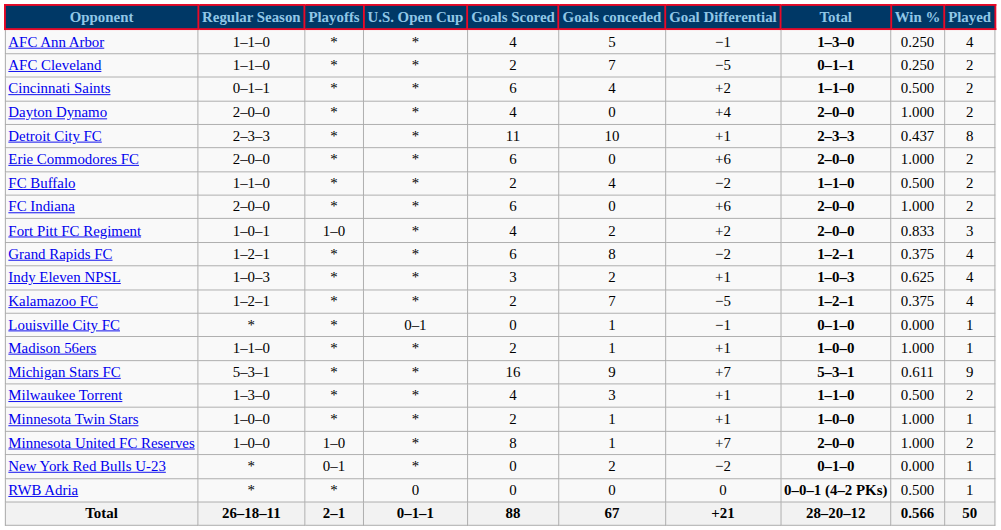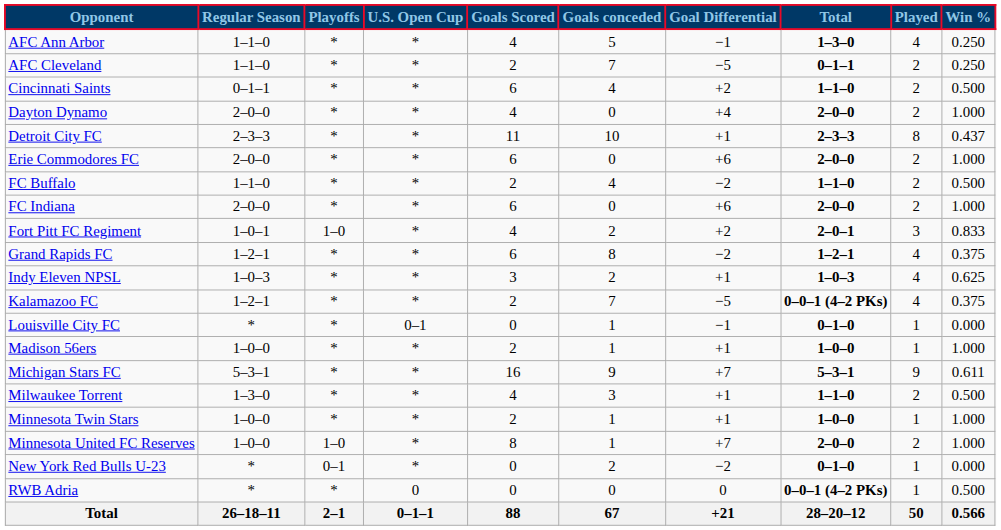columns swapped: (970, 17) <-> (918, 17)
(836, 230) 2–0–0 -> (836, 230) 2–0–1
(836, 301) 1–2–1 -> (836, 301) 0–0–1 (4–2 PKs)
(251, 348) 1–1–0 -> (251, 348) 1–0–0
